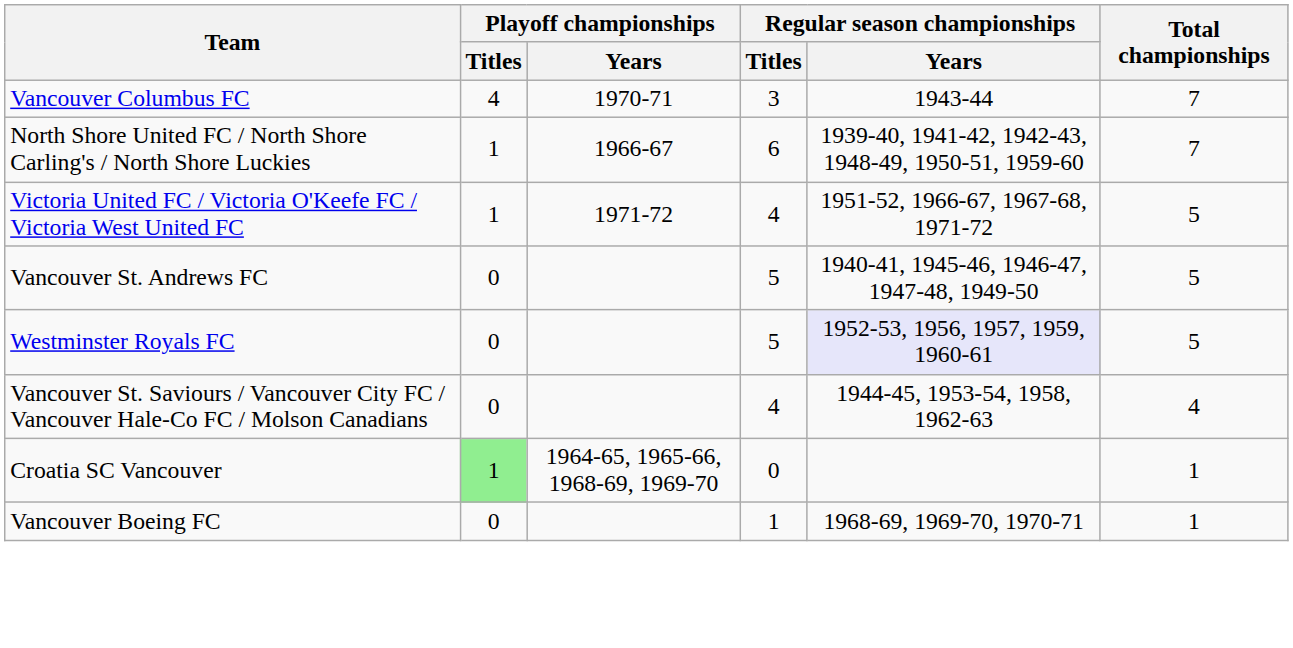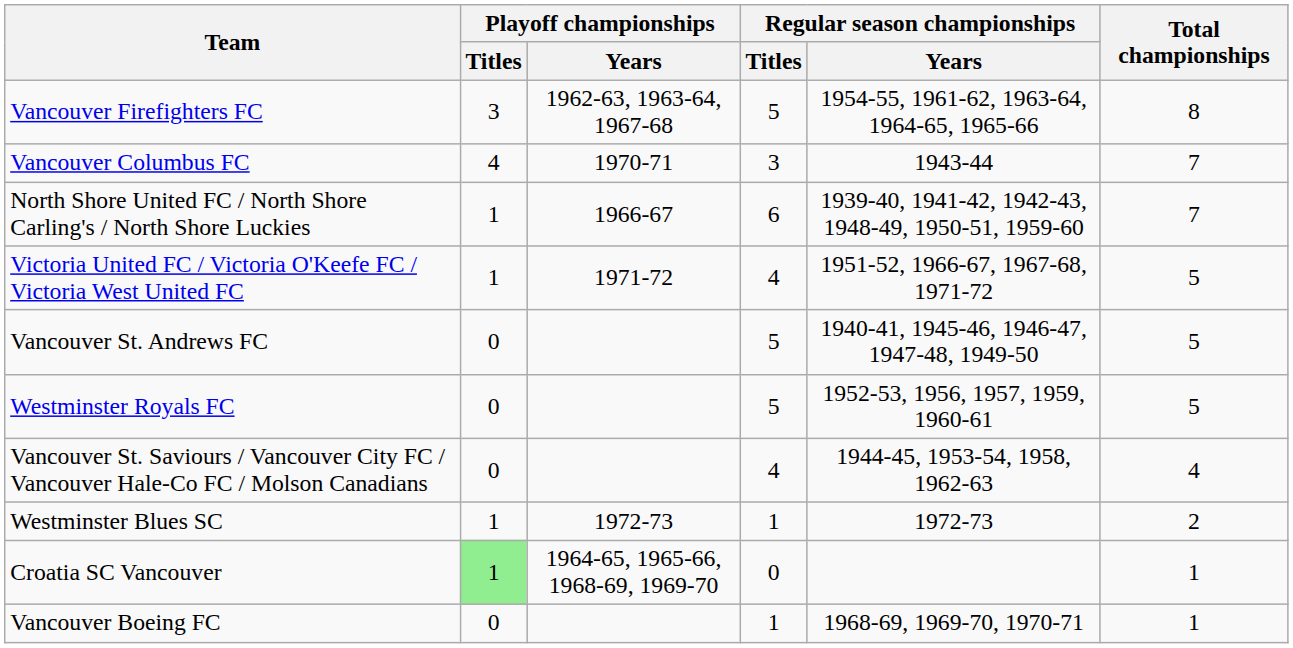+ row: (136, 111)
(954, 341) lavender background -> (954, 406) no background
+ row: (116, 521)
